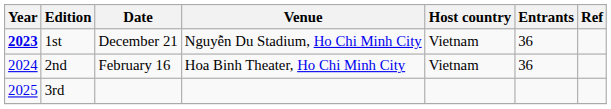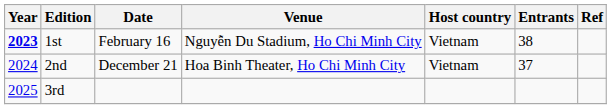(138, 41) December 21 -> (134, 41) February 16
(526, 41) 36 -> (526, 41) 38
(134, 66) February 16 -> (138, 66) December 21
(526, 66) 36 -> (526, 66) 37
